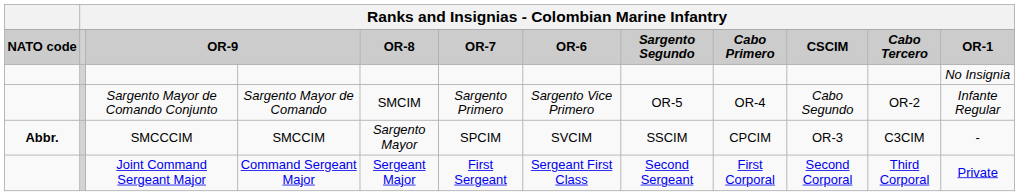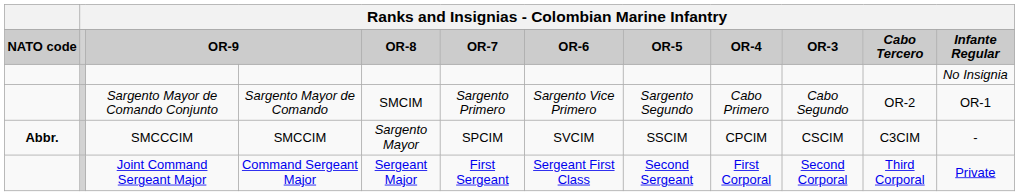(667, 46) Sargento Segundo -> (667, 46) OR-5
(750, 46) Cabo Primero -> (746, 46) OR-4
(828, 46) CSCIM -> (823, 46) OR-3
(978, 46) OR-1 -> (975, 46) Infante Regular
(667, 102) OR-5 -> (667, 102) Sargento Segundo
(750, 102) OR-4 -> (746, 102) Cabo Primero
(978, 102) Infante Regular -> (975, 102) OR-1
(828, 137) OR-3 -> (823, 137) CSCIM
